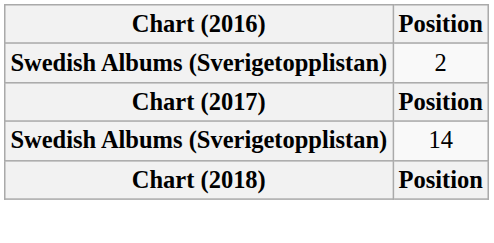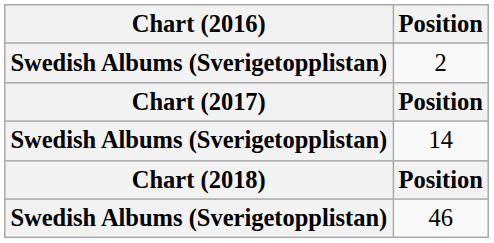+ row: (441, 218)
